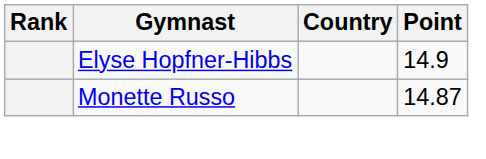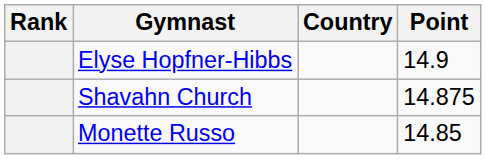+ row: (165, 97)
(433, 97) 14.87 -> (433, 134) 14.85
